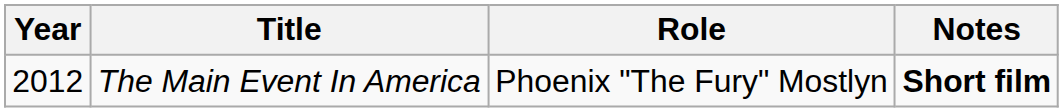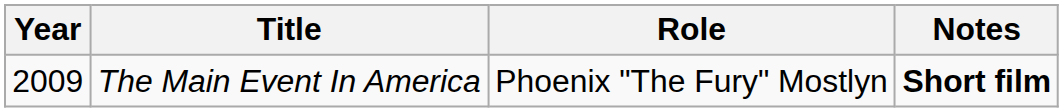(48, 80) 2012 -> (48, 80) 2009
